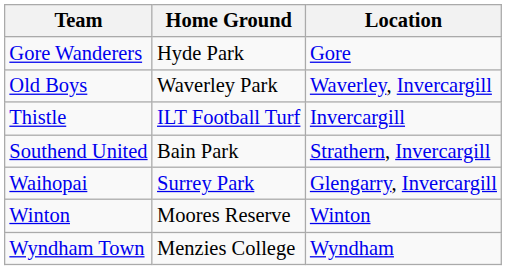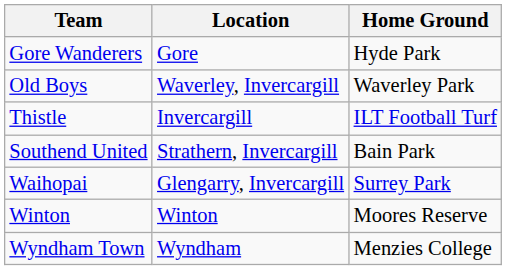columns swapped: (229, 20) <-> (403, 20)
